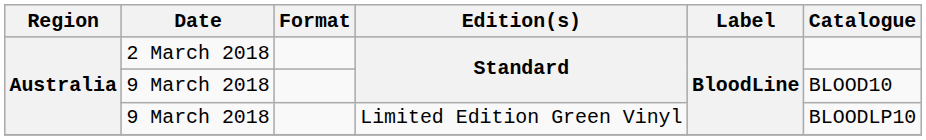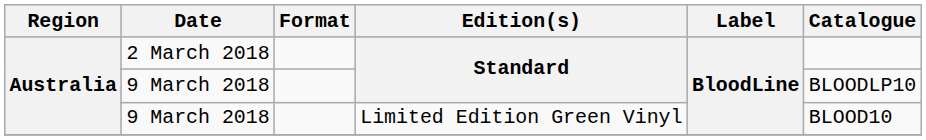(851, 86) BLOOD10 -> (863, 86) BLOODLP10
(863, 118) BLOODLP10 -> (851, 118) BLOOD10
